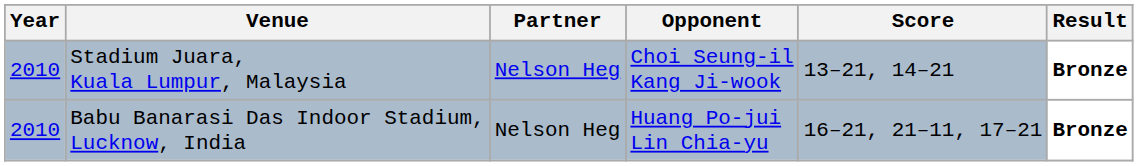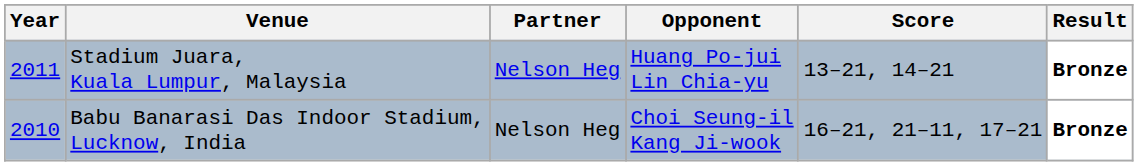(35, 70) 2010 -> (35, 70) 2011
(712, 70) Choi Seung-il Kang Ji-wook -> (706, 70) Huang Po-jui Lin Chia-yu
(706, 130) Huang Po-jui Lin Chia-yu -> (712, 130) Choi Seung-il Kang Ji-wook
